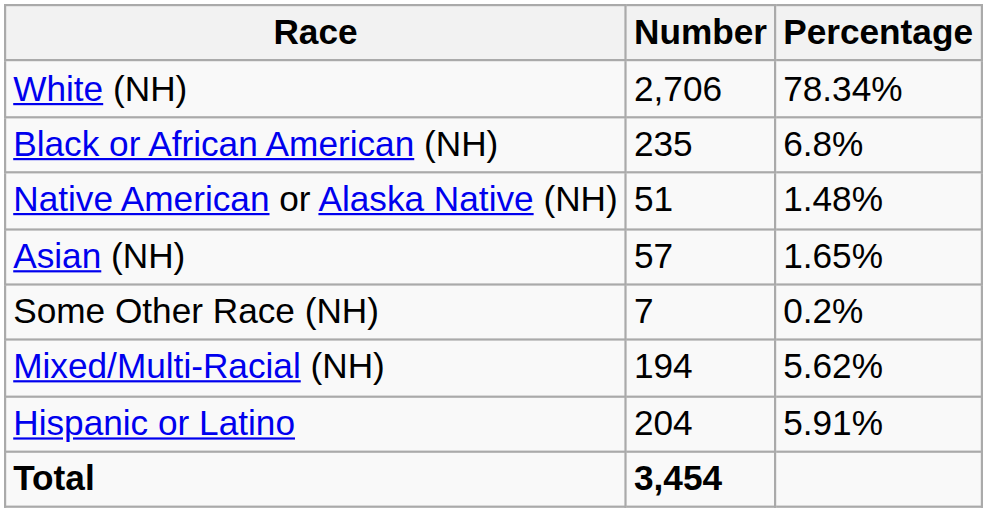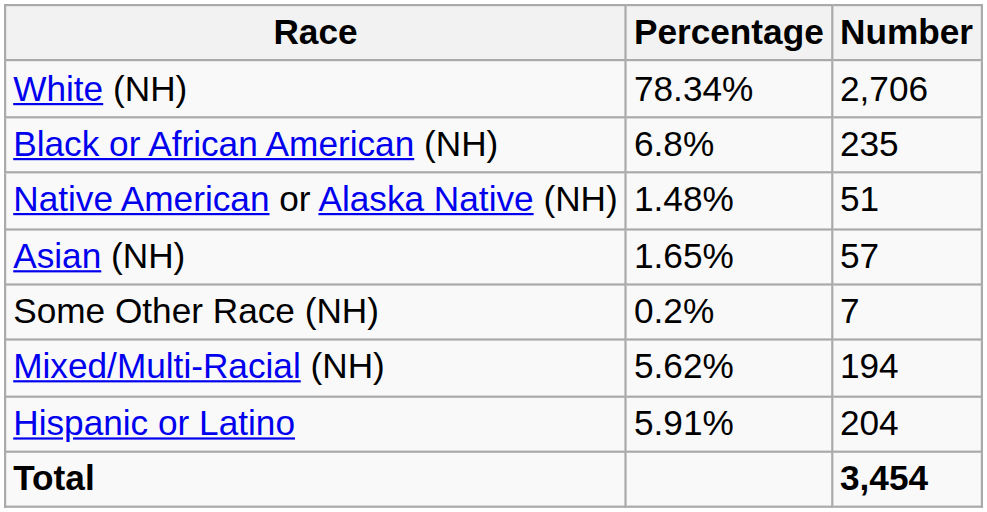columns swapped: (700, 32) <-> (878, 32)
